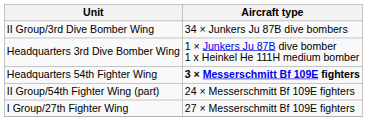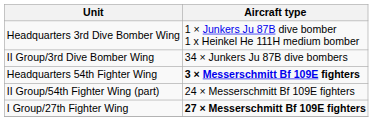rows swapped: (93, 52) <-> (80, 29)
(270, 108) normal -> (275, 108) bold
